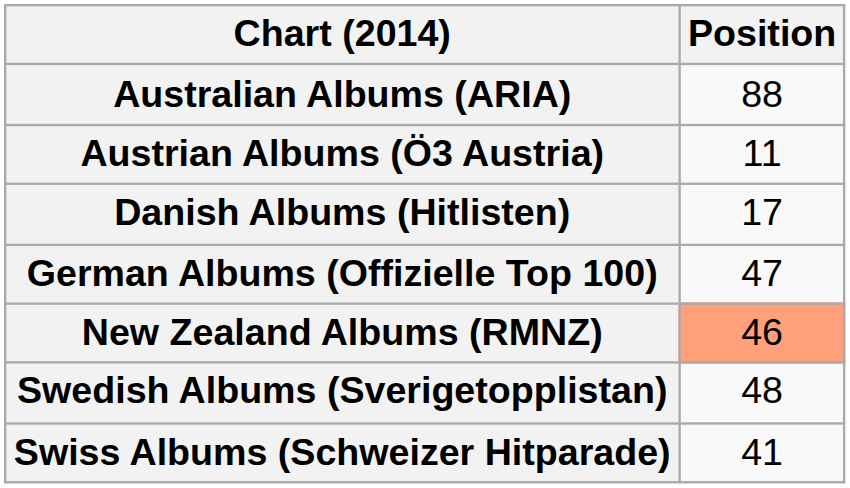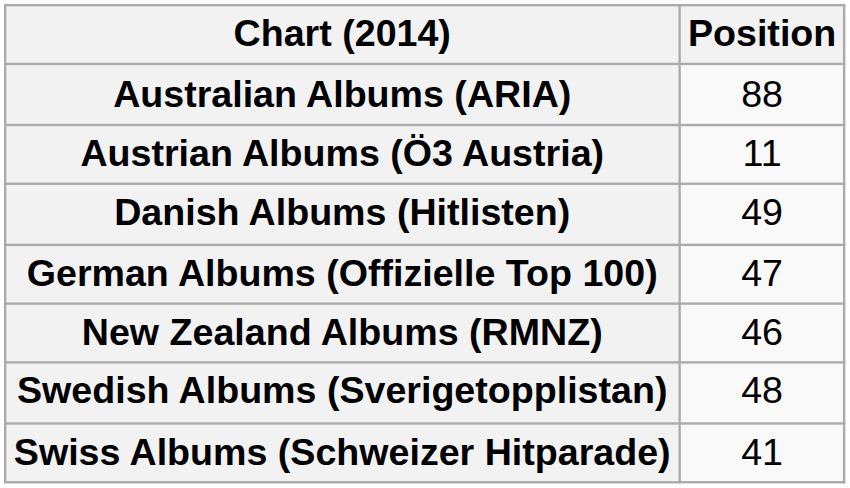(762, 213) 17 -> (762, 213) 49
(762, 332) lightsalmon background -> (762, 332) no background
